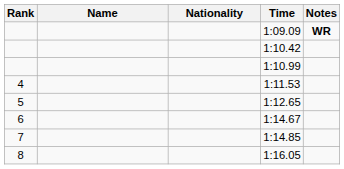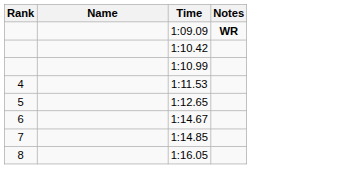- column: (214, 13)
